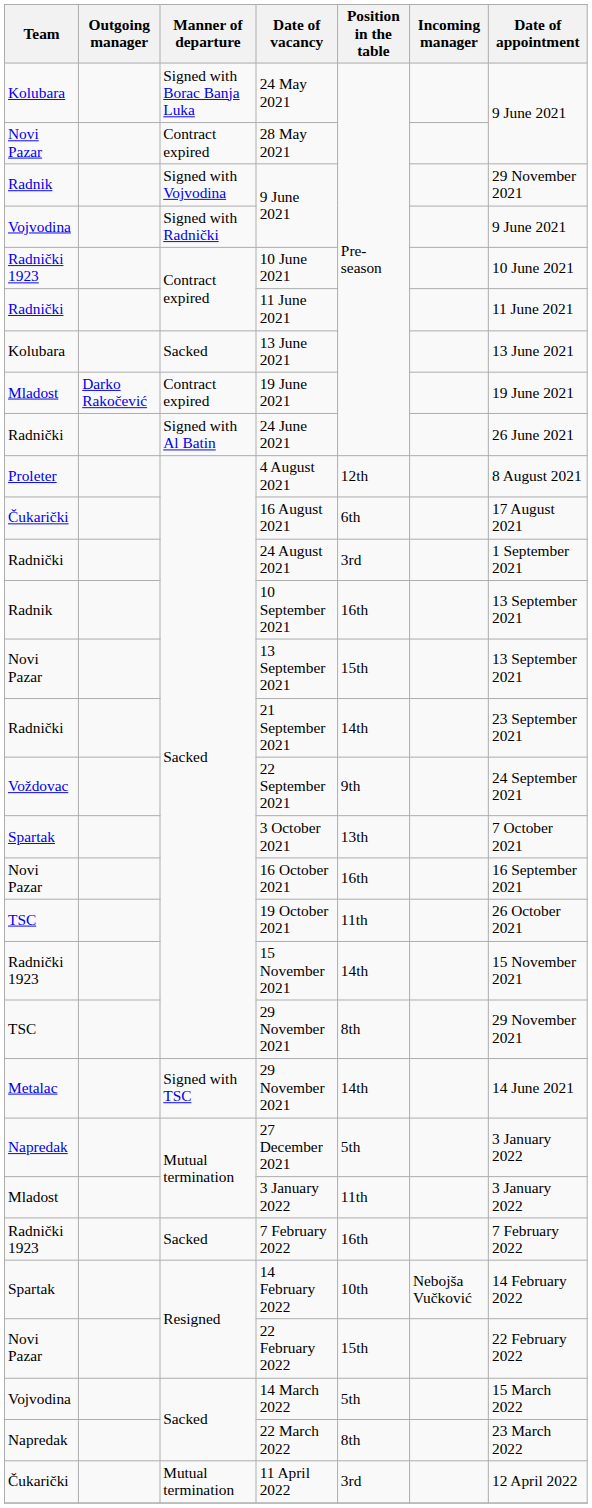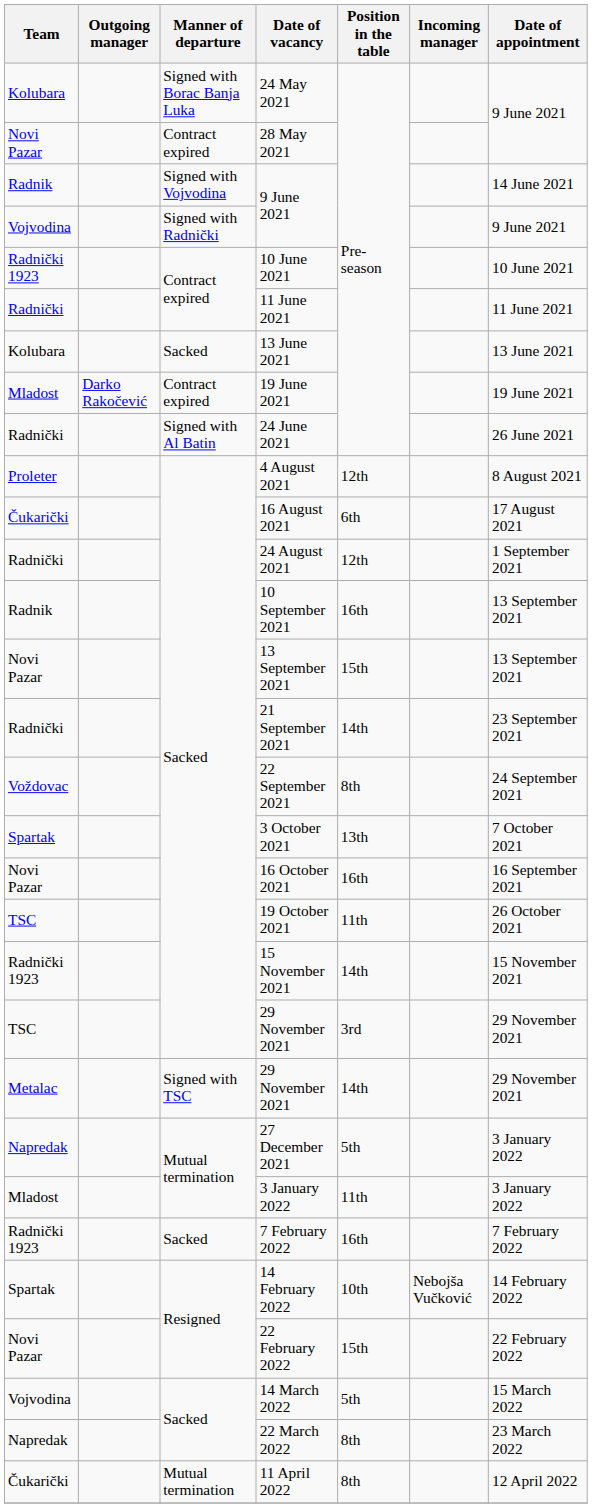(534, 184) 29 November 2021 -> (533, 184) 14 June 2021
(351, 559) 3rd -> (355, 559) 12th
(351, 786) 9th -> (351, 786) 8th
(351, 1029) 8th -> (351, 1029) 3rd
(533, 1088) 14 June 2021 -> (534, 1088) 29 November 2021
(351, 1481) 3rd -> (351, 1481) 8th
